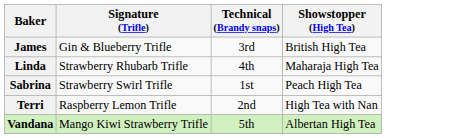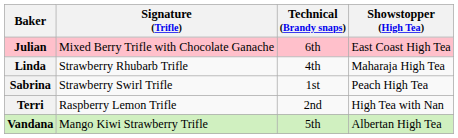- row: (30, 47)
+ row: (30, 47)
